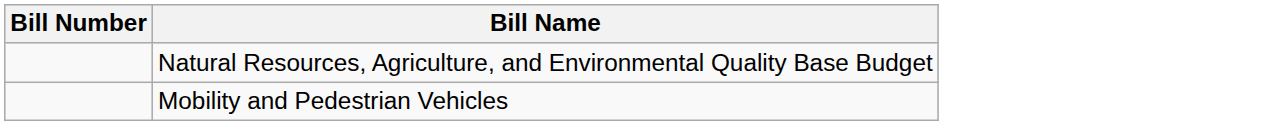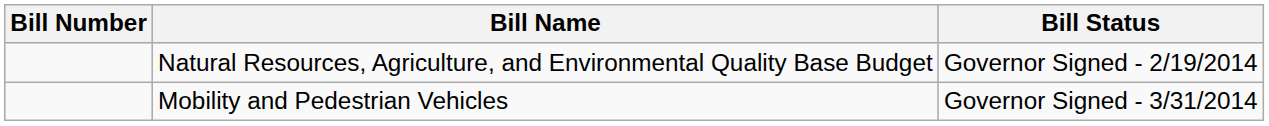+ column: (1101, 23)
